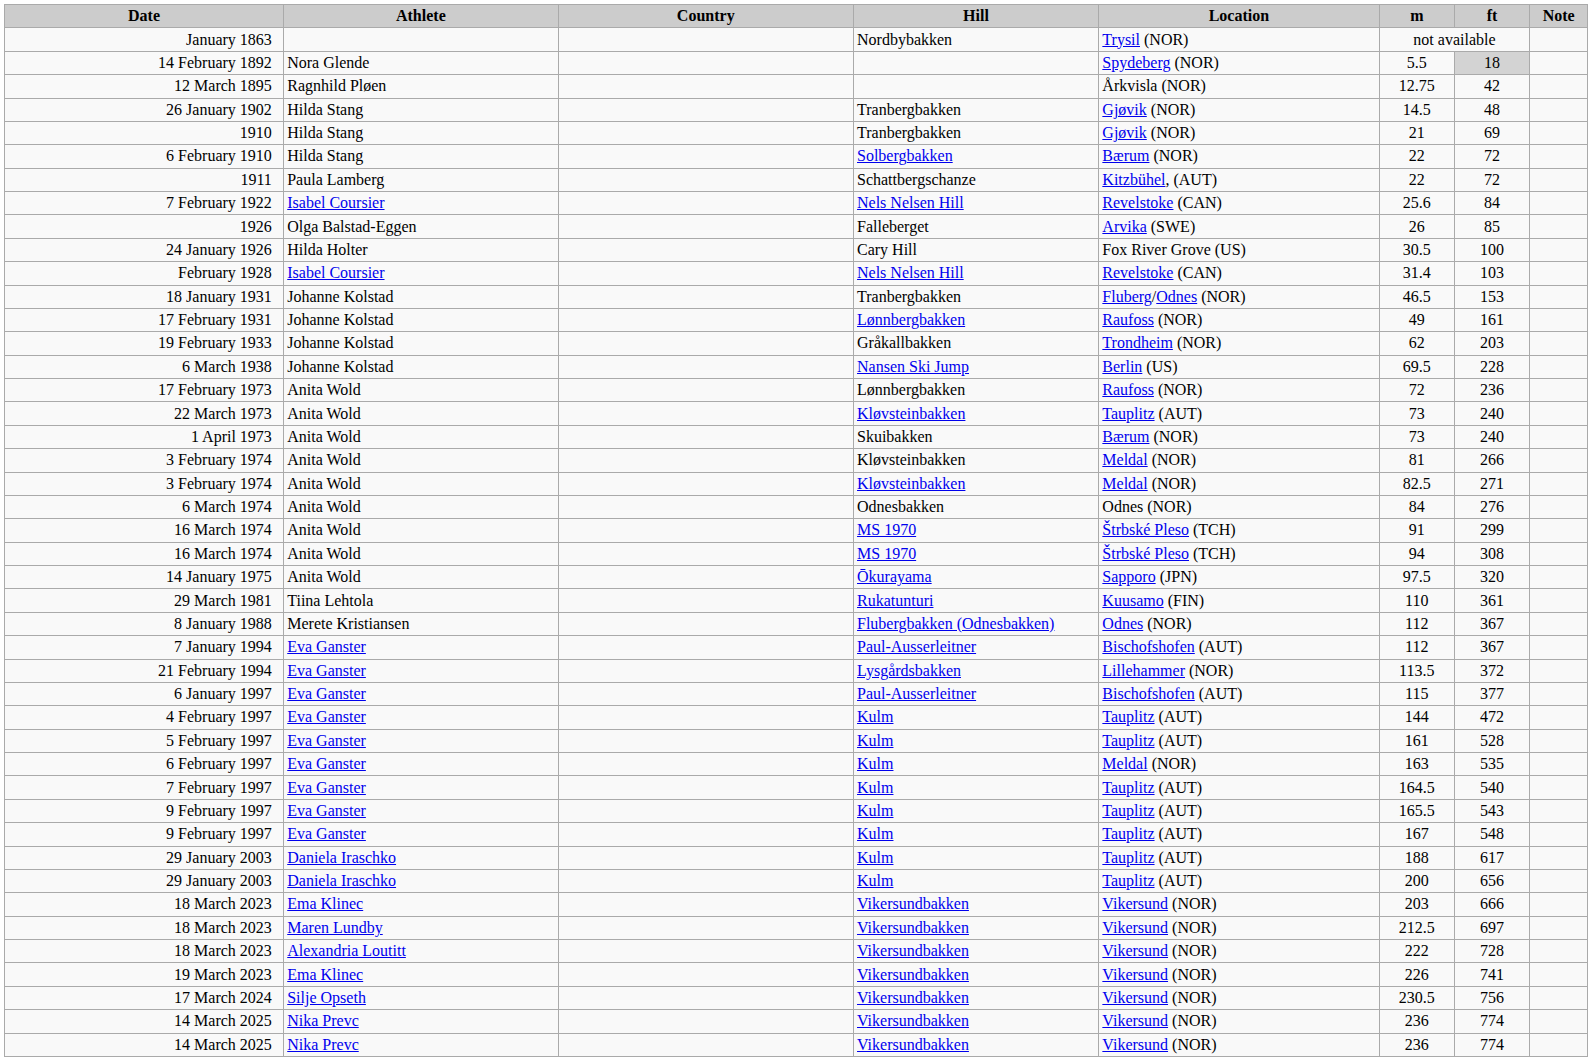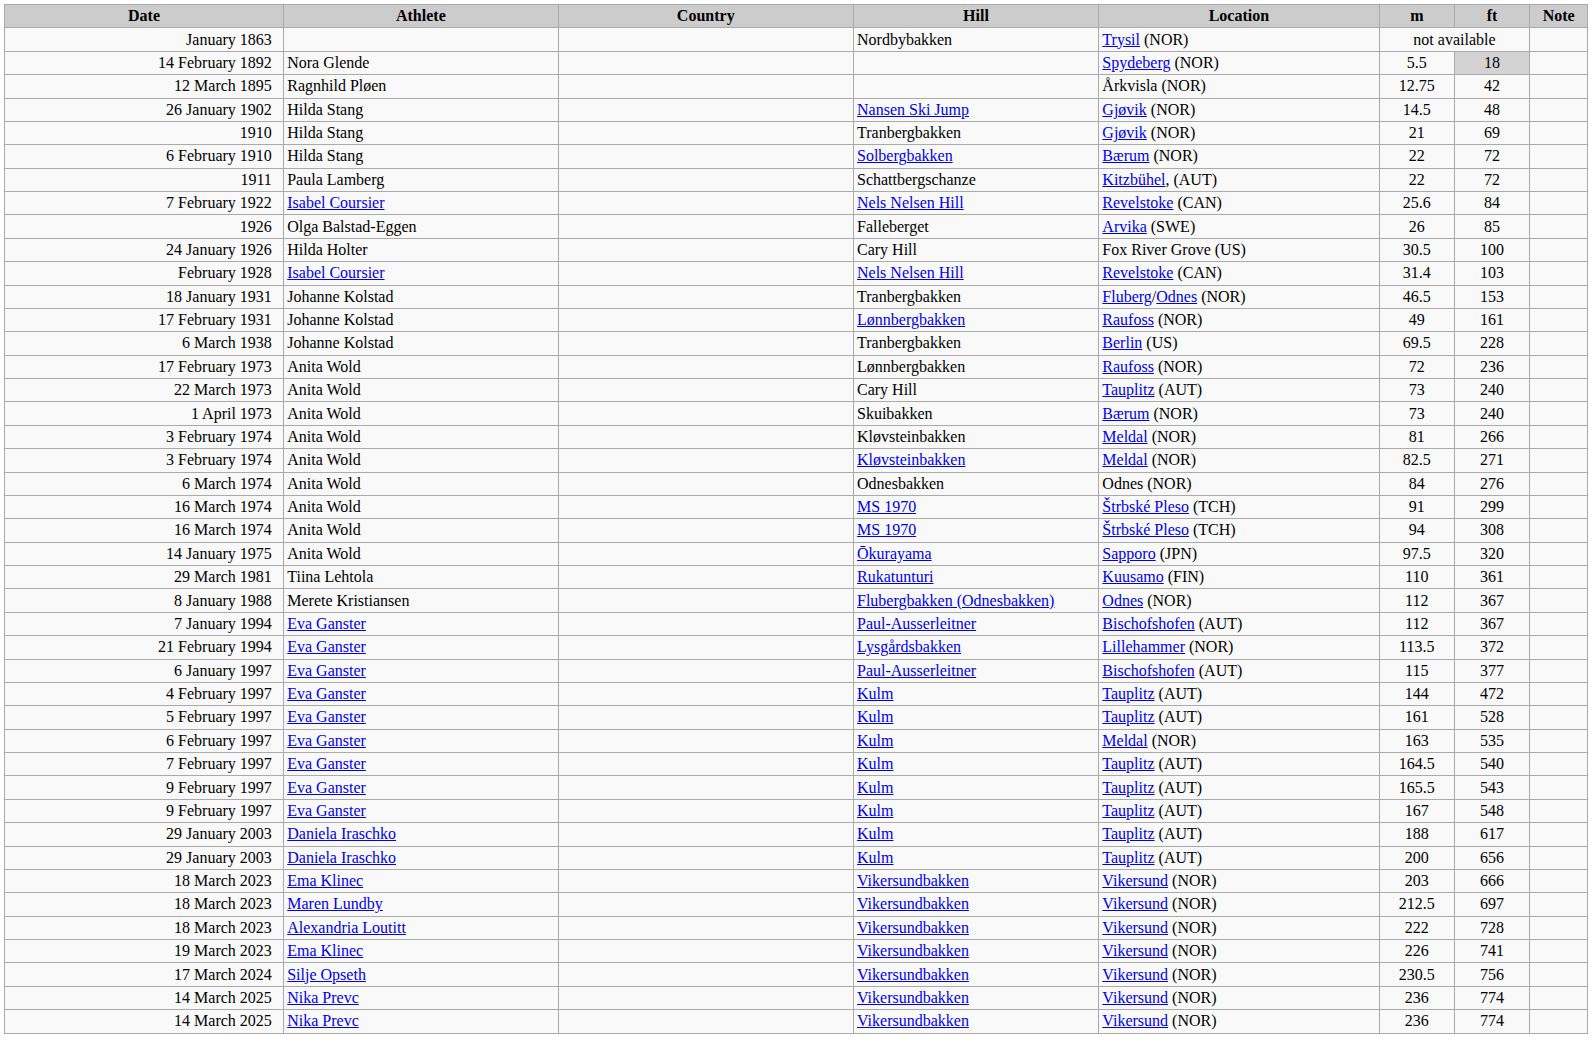(909, 109) Tranbergbakken -> (913, 109) Nansen Ski Jump
- row: (219, 343)
(913, 366) Nansen Ski Jump -> (909, 343) Tranbergbakken
(911, 413) Kløvsteinbakken -> (887, 390) Cary Hill
